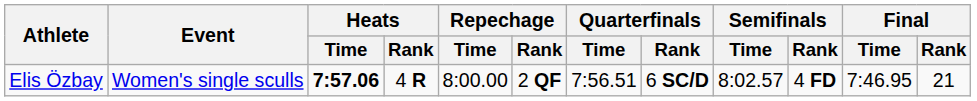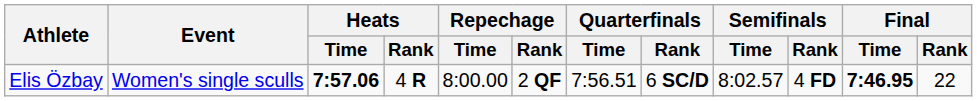(879, 81) normal -> (880, 81) bold
(944, 81) 21 -> (945, 81) 22
